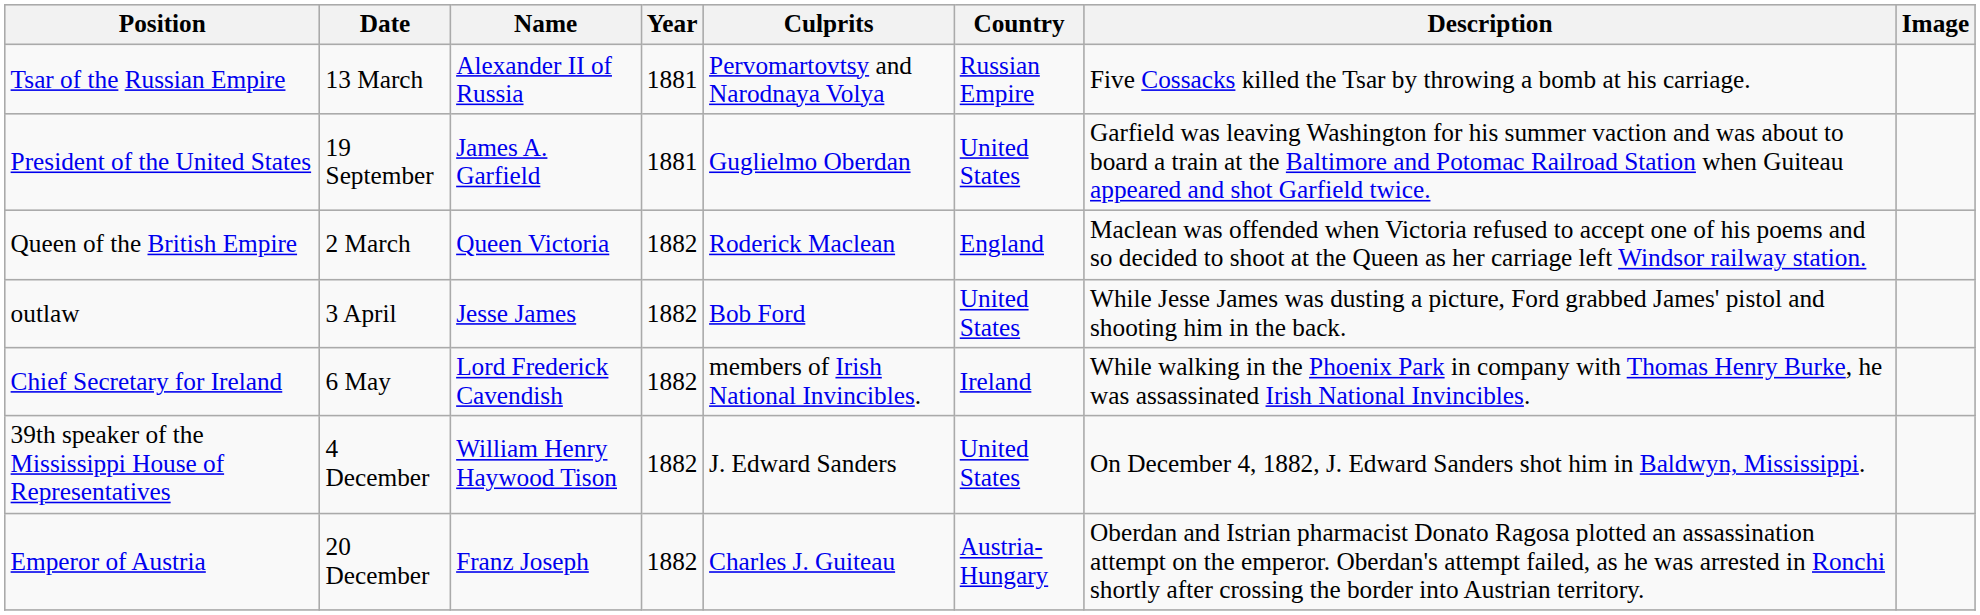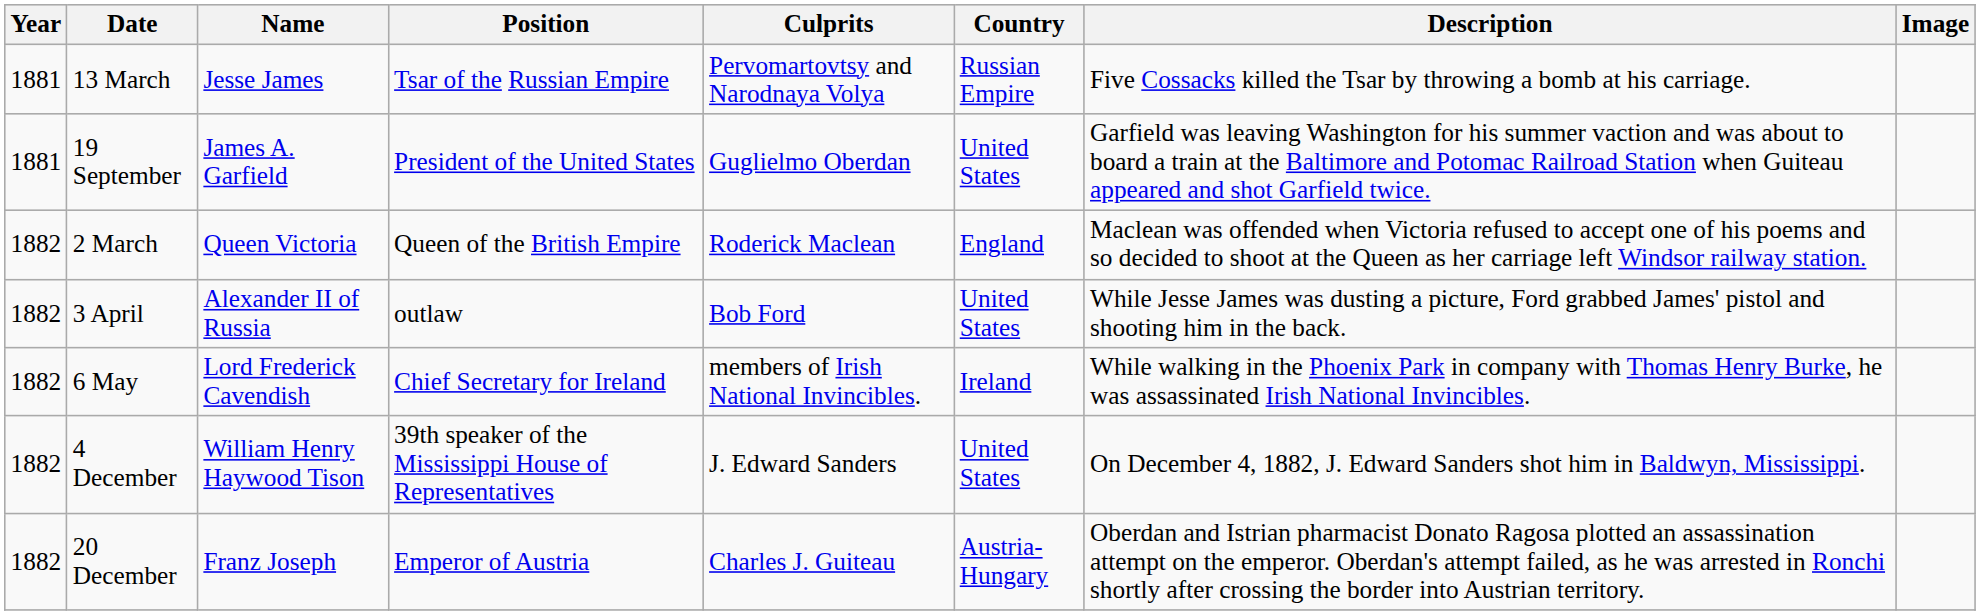columns swapped: (672, 24) <-> (162, 24)
(534, 78) Alexander II of Russia -> (263, 78) Jesse James
(516, 312) Jesse James -> (281, 312) Alexander II of Russia
